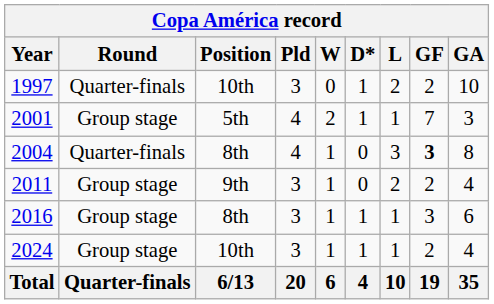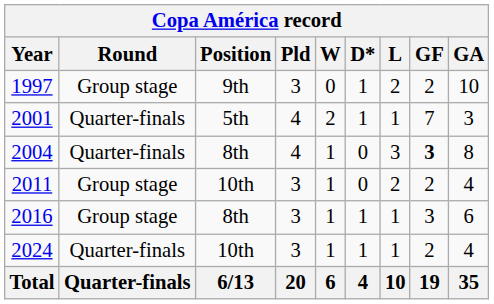(127, 86) Quarter-finals -> (127, 86) Group stage
(236, 86) 10th -> (236, 86) 9th
(127, 119) Group stage -> (127, 119) Quarter-finals
(236, 184) 9th -> (236, 184) 10th
(127, 250) Group stage -> (127, 250) Quarter-finals
